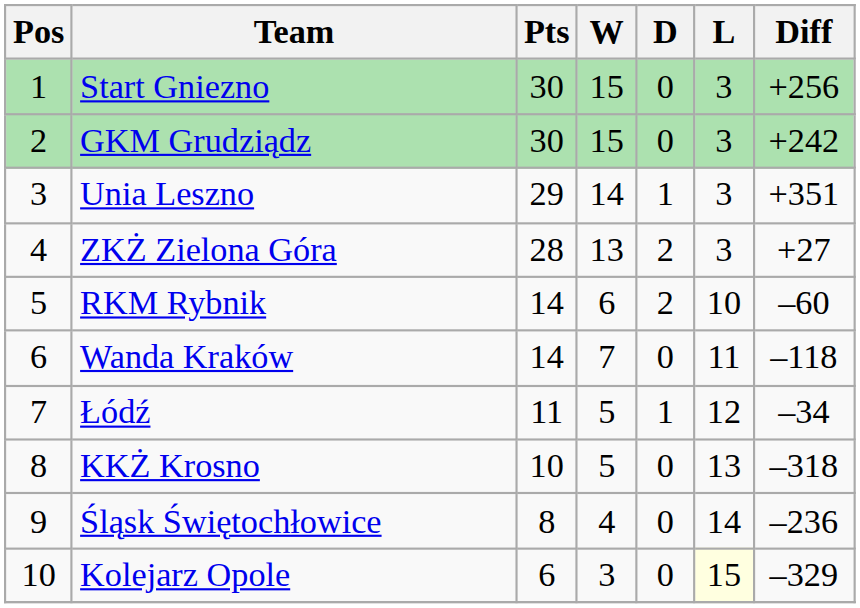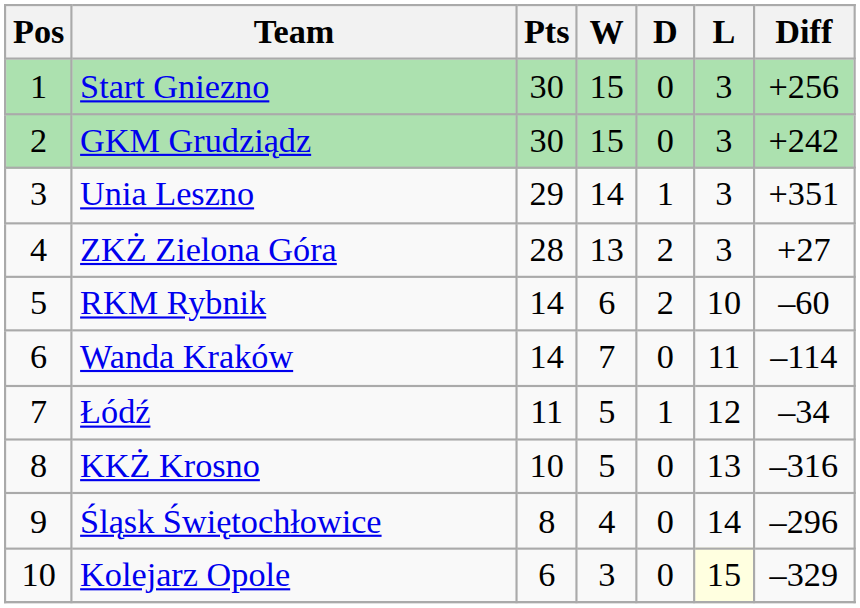(804, 357) –118 -> (804, 357) –114
(804, 466) –318 -> (804, 466) –316
(804, 520) –236 -> (804, 520) –296
